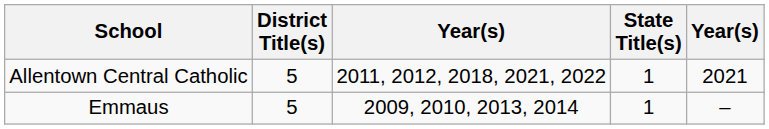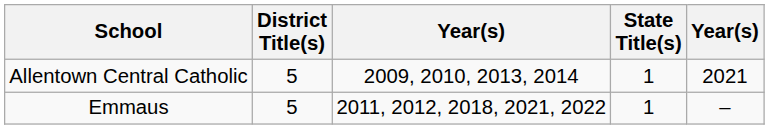(471, 75) 2011, 2012, 2018, 2021, 2022 -> (471, 75) 2009, 2010, 2013, 2014
(471, 107) 2009, 2010, 2013, 2014 -> (471, 107) 2011, 2012, 2018, 2021, 2022
